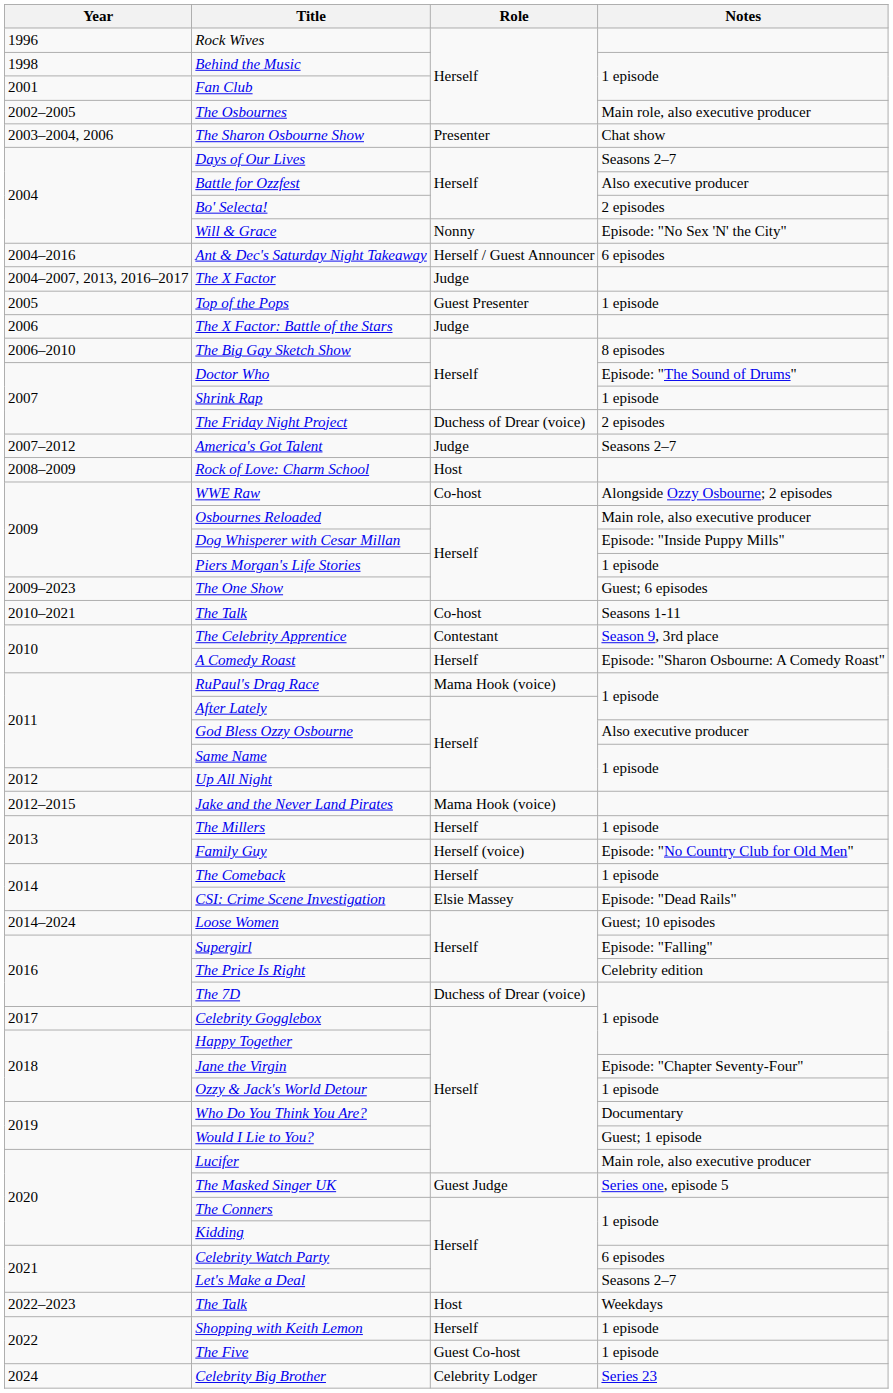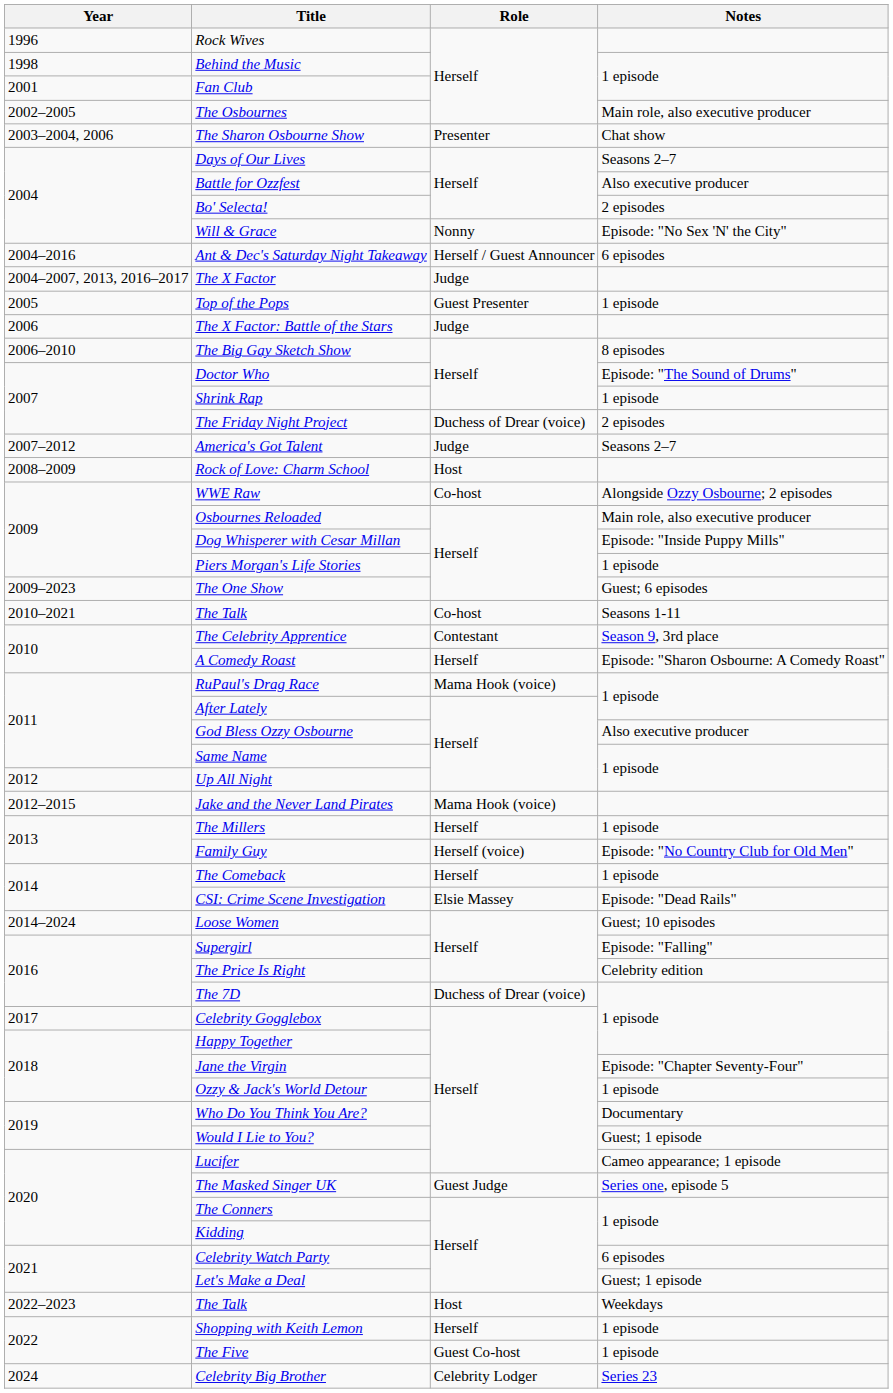(706, 1161) Main role, also executive producer -> (691, 1161) Cameo appearance; 1 episode
(639, 1280) Seasons 2–7 -> (652, 1280) Guest; 1 episode
